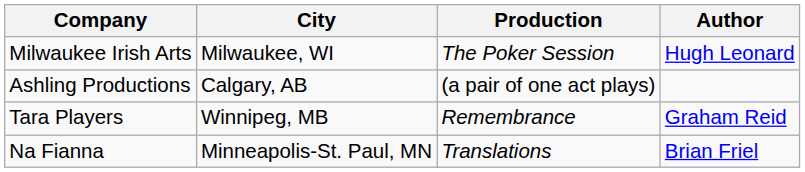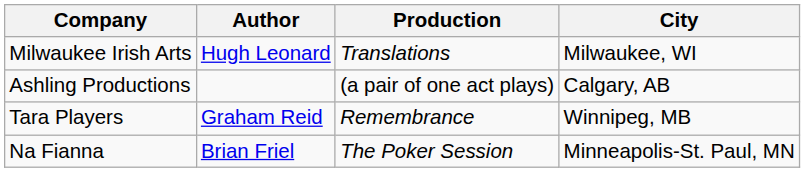columns swapped: (316, 20) <-> (730, 20)
(528, 53) The Poker Session -> (395, 53) Translations
(496, 150) Translations -> (427, 150) The Poker Session
